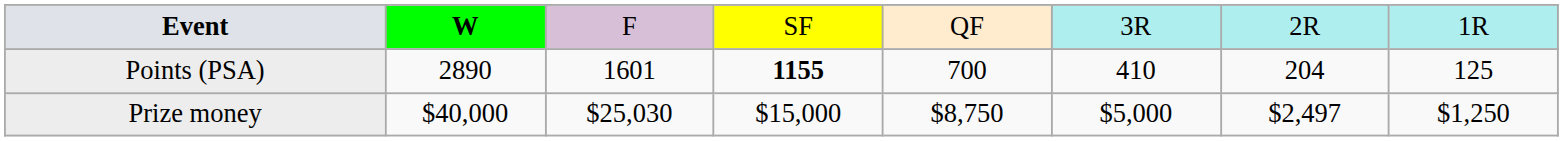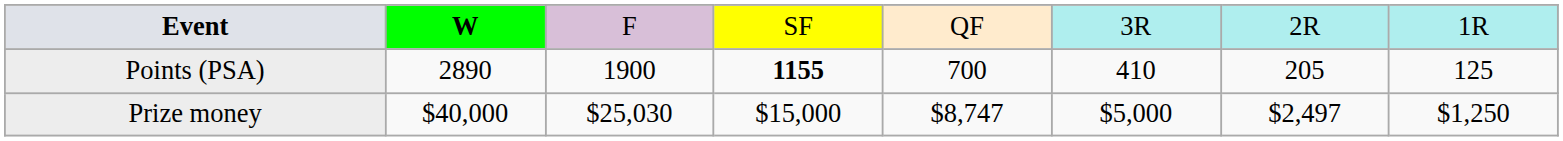(629, 70) 1601 -> (629, 70) 1900
(1305, 70) 204 -> (1305, 70) 205
(967, 114) $8,750 -> (967, 114) $8,747
